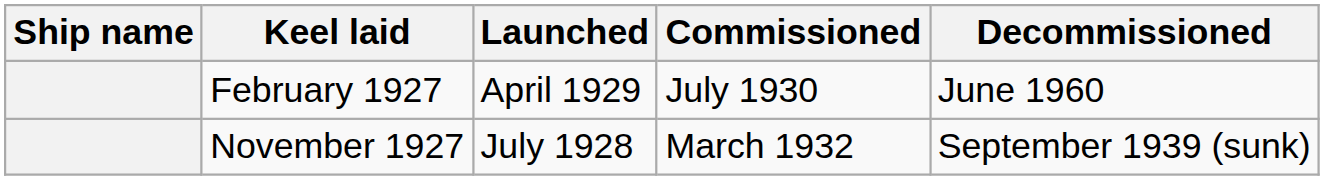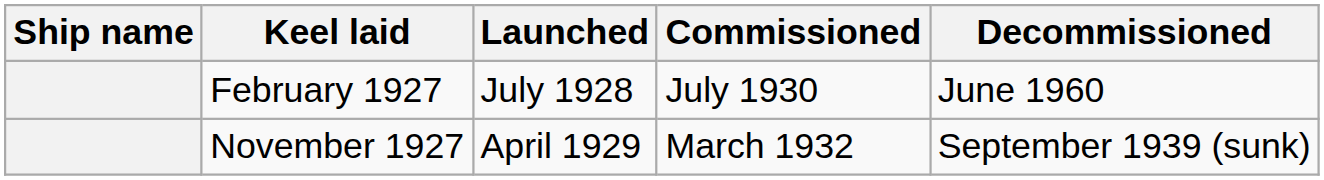(561, 89) April 1929 -> (557, 89) July 1928
(557, 145) July 1928 -> (561, 145) April 1929
